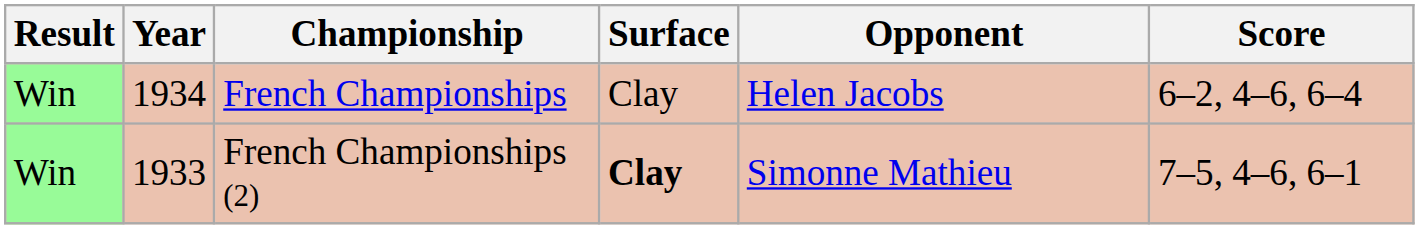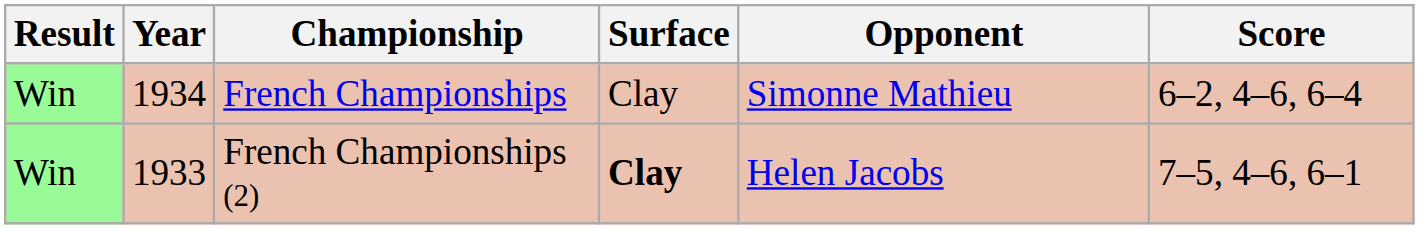(845, 92) Helen Jacobs -> (879, 92) Simonne Mathieu
(879, 172) Simonne Mathieu -> (845, 172) Helen Jacobs
